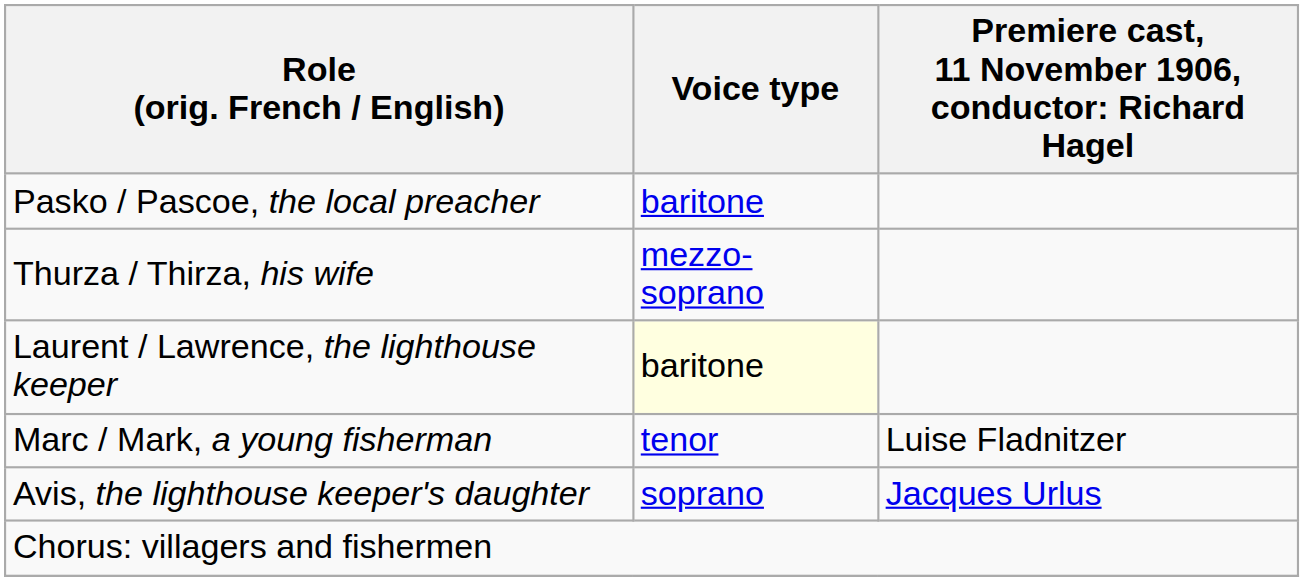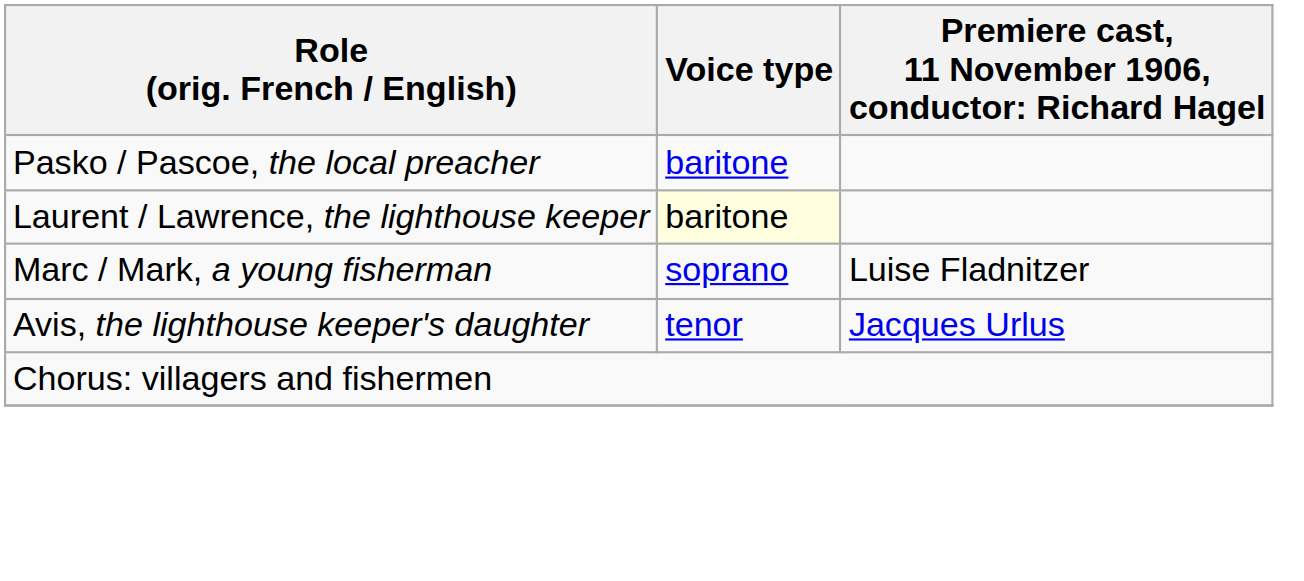- row: (193, 273)
(680, 439) tenor -> (727, 270) soprano
(702, 493) soprano -> (704, 324) tenor
